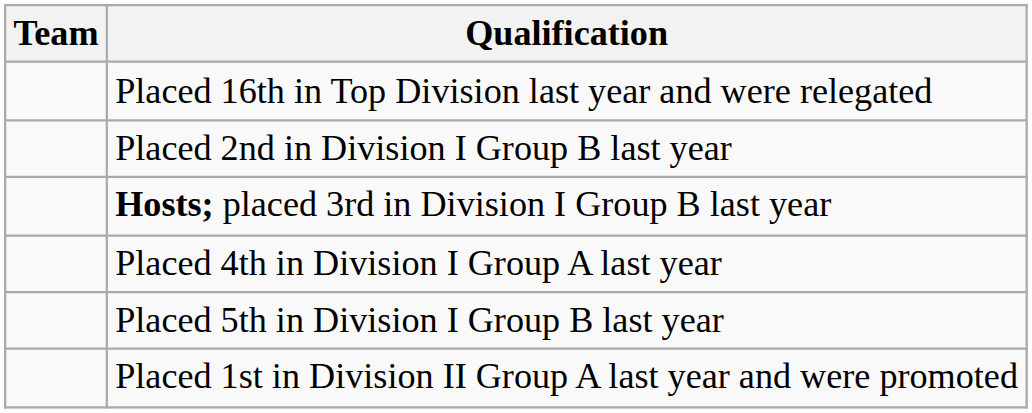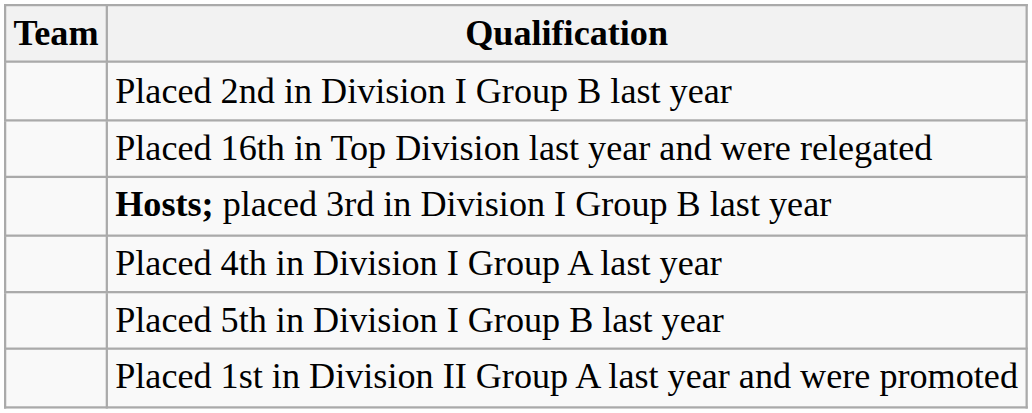rows swapped: (524, 90) <-> (424, 147)
